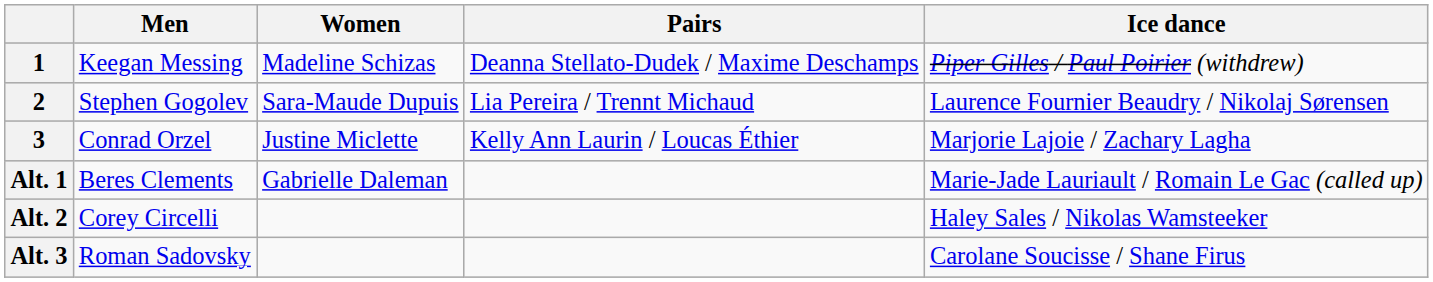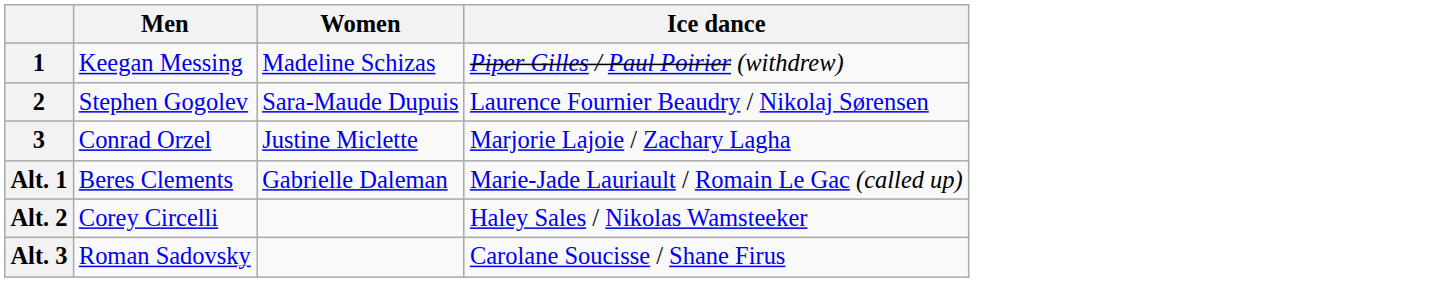- column: (694, 23)
